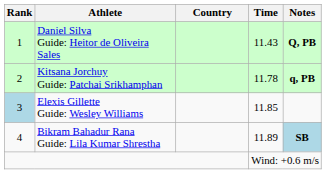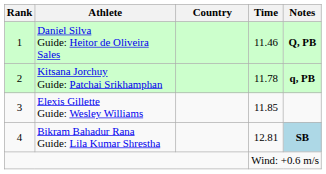(266, 42) 11.43 -> (266, 42) 11.46
(20, 107) lightblue background -> (20, 107) no background
(266, 137) 11.89 -> (266, 137) 12.81
